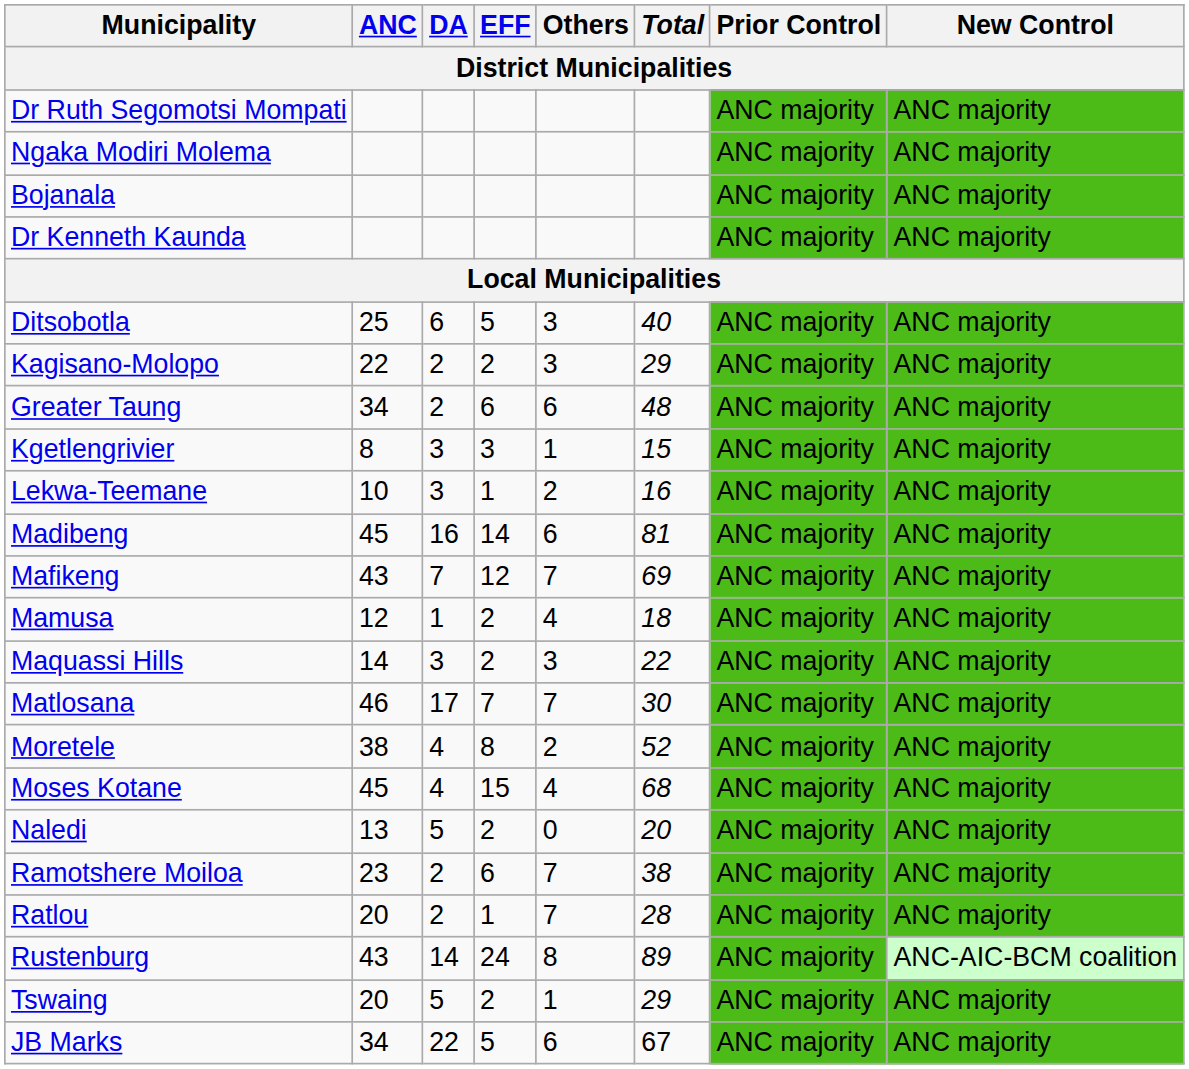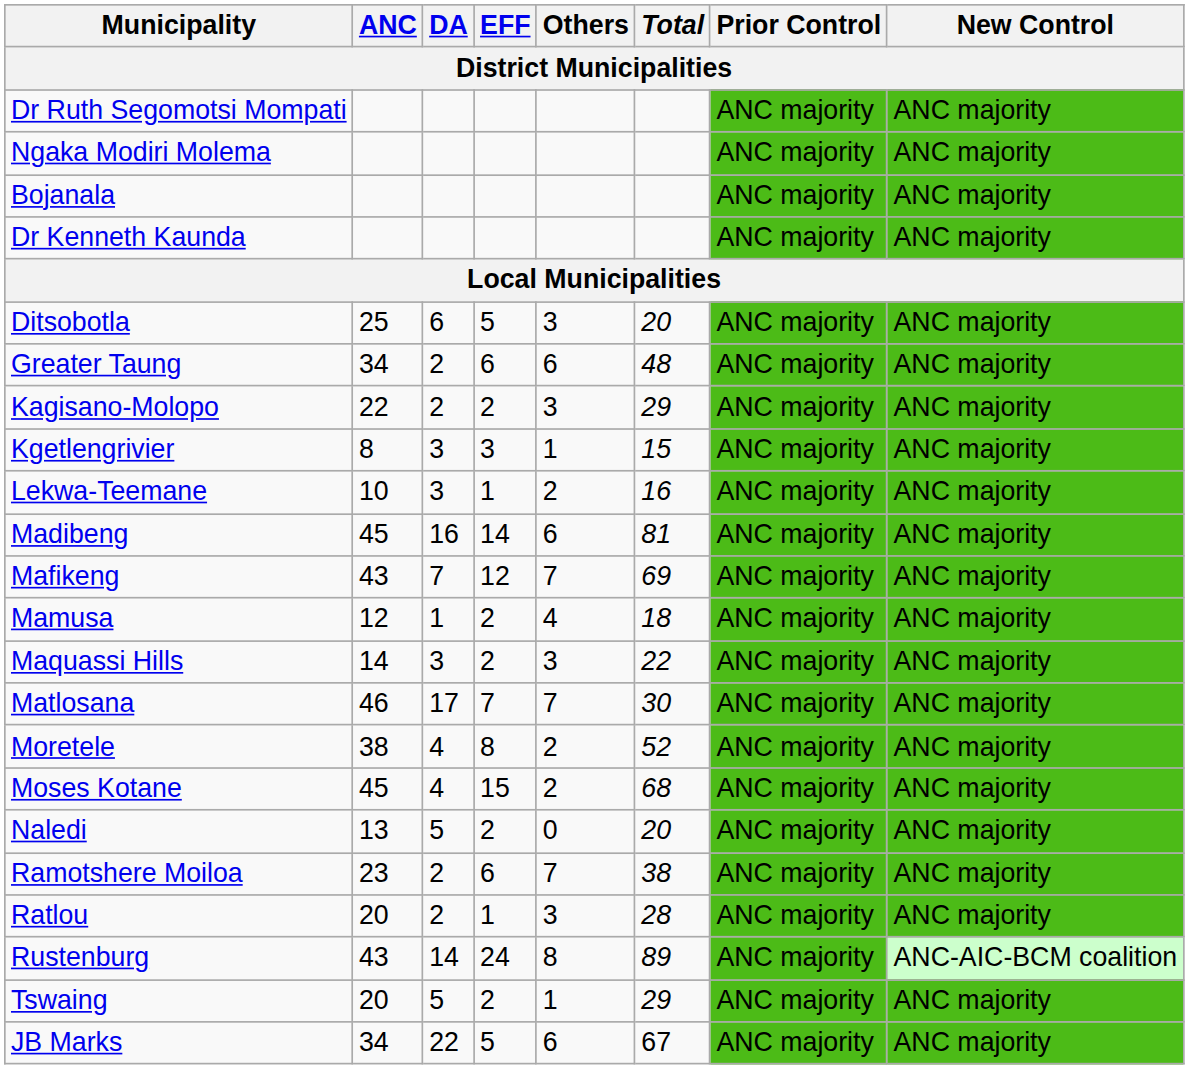(656, 322) 40 -> (656, 322) 20
rows swapped: (115, 364) <-> (96, 407)
(550, 788) 4 -> (550, 788) 2
(550, 915) 7 -> (550, 915) 3
